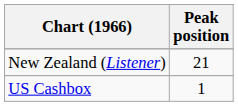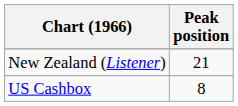(201, 88) 1 -> (201, 88) 8
